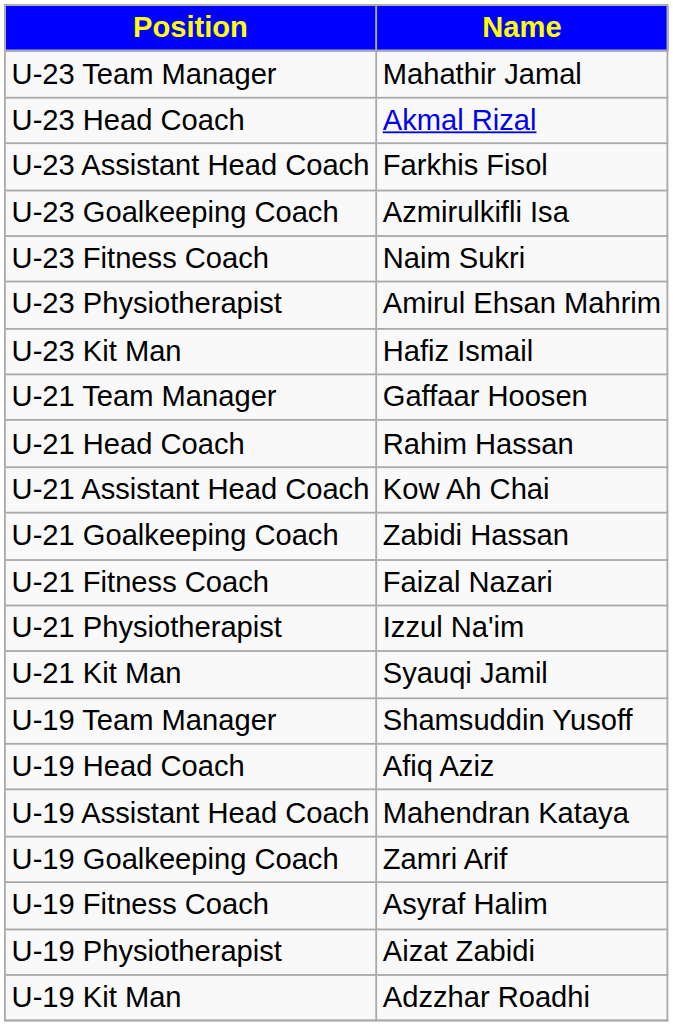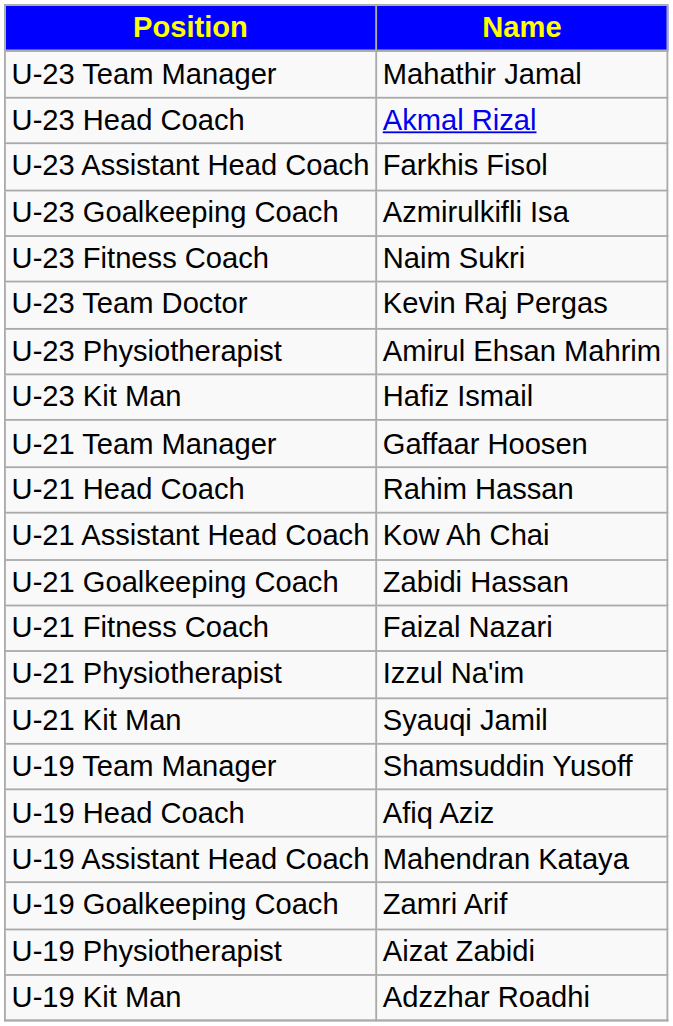+ row: (129, 304)
- row: (140, 905)
